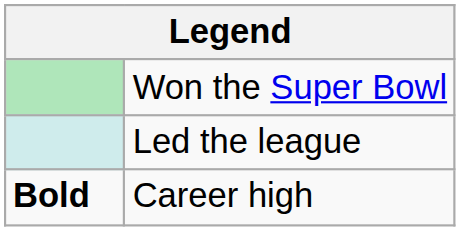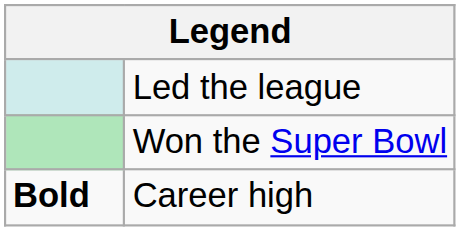rows swapped: (290, 86) <-> (247, 141)
